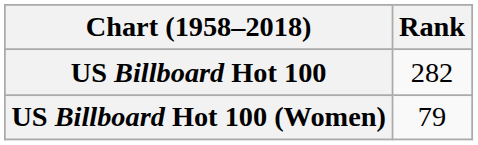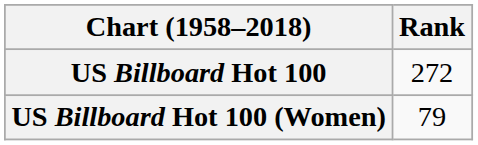(432, 71) 282 -> (432, 71) 272
